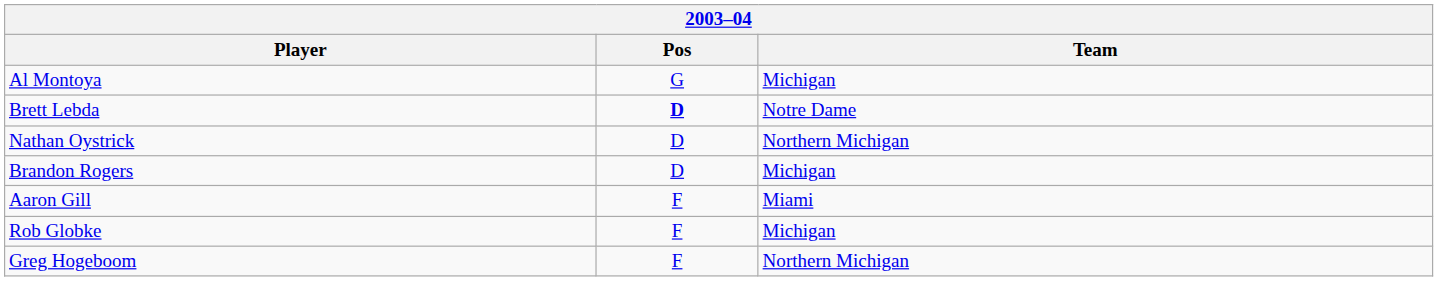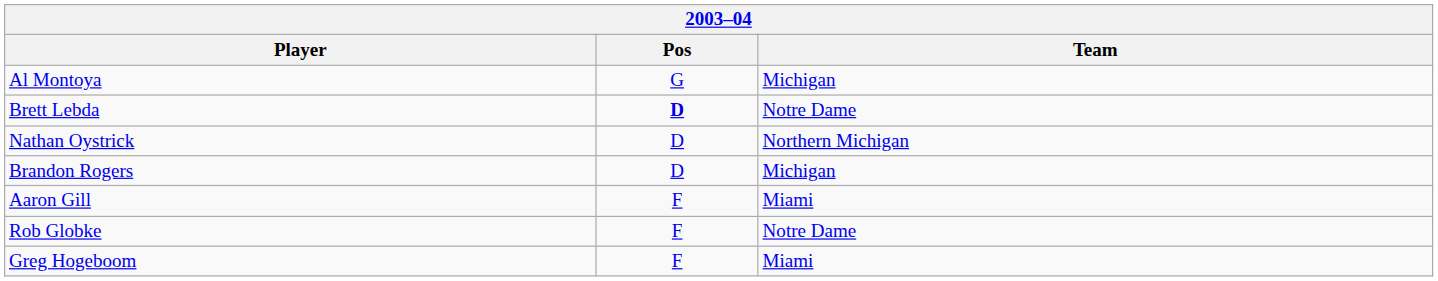(799, 230) Michigan -> (809, 230) Notre Dame
(836, 261) Northern Michigan -> (788, 261) Miami
